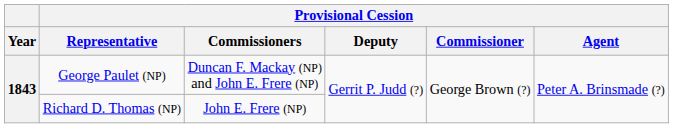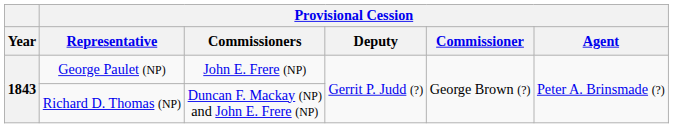(255, 74) Duncan F. Mackay (NP) and John E. Frere (NP) -> (255, 69) John E. Frere (NP)
(255, 108) John E. Frere (NP) -> (255, 103) Duncan F. Mackay (NP) and John E. Frere (NP)
